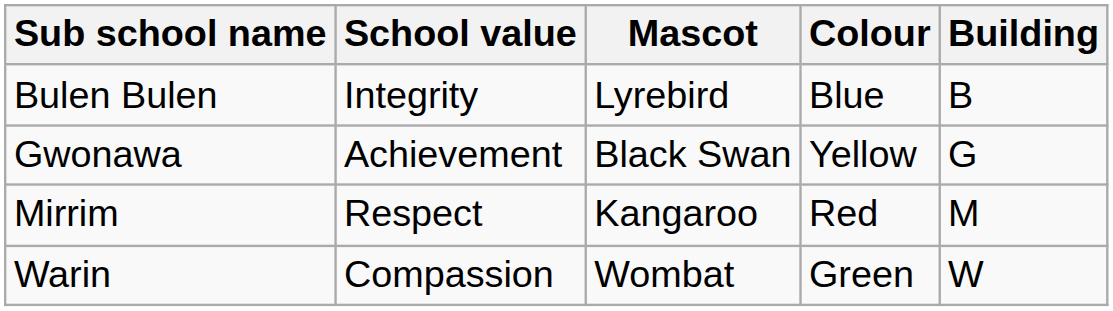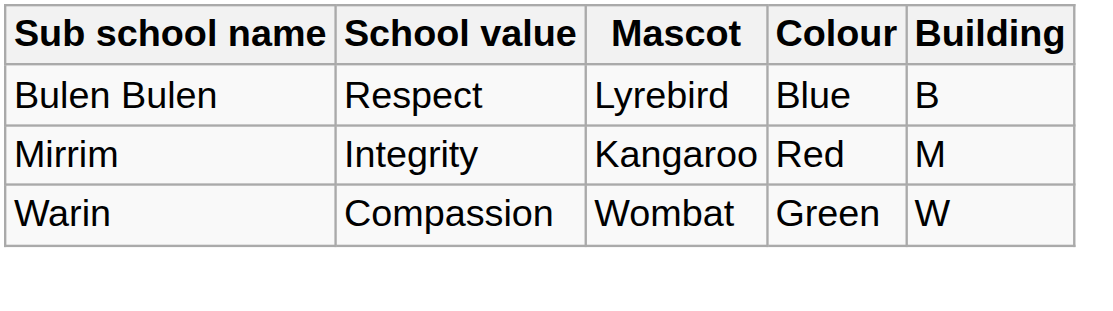(411, 94) Integrity -> (413, 94) Respect
- row: (98, 154)
(413, 214) Respect -> (411, 154) Integrity
